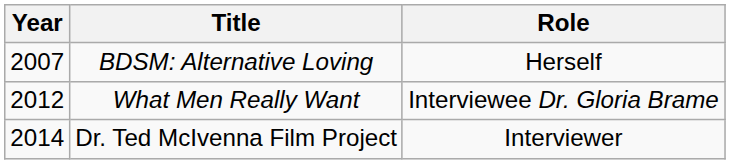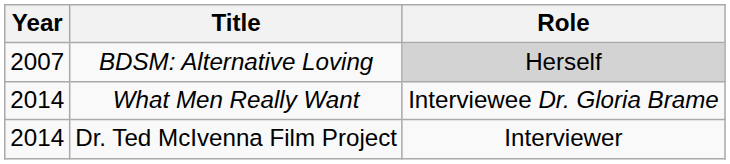(563, 61) no background -> (563, 61) lightgrey background
(37, 100) 2012 -> (37, 100) 2014
